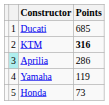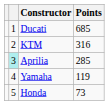(83, 44) bold -> (83, 44) normal
(83, 60) 286 -> (83, 60) 285
